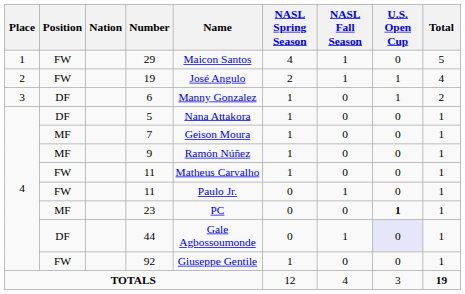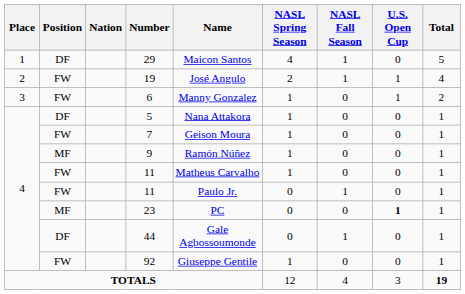(62, 59) FW -> (62, 59) DF
(62, 97) DF -> (62, 97) FW
(62, 135) MF -> (62, 135) FW
(398, 235) lavender background -> (398, 235) no background
